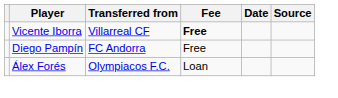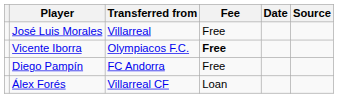+ row: (57, 31)
(119, 31) Villarreal CF -> (148, 48) Olympiacos F.C.
(129, 66) Olympiacos F.C. -> (138, 84) Villarreal CF
